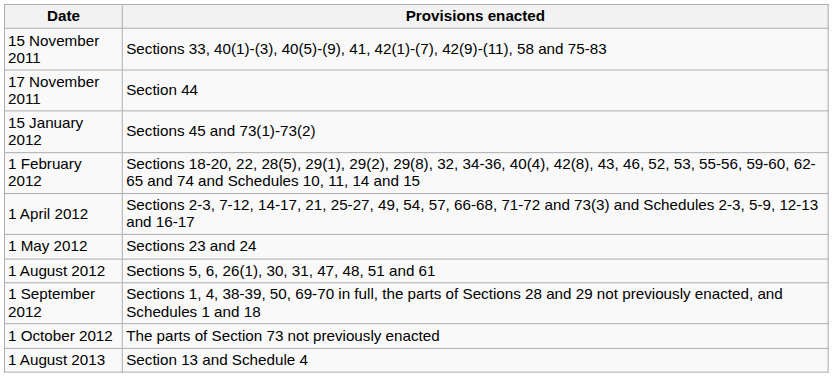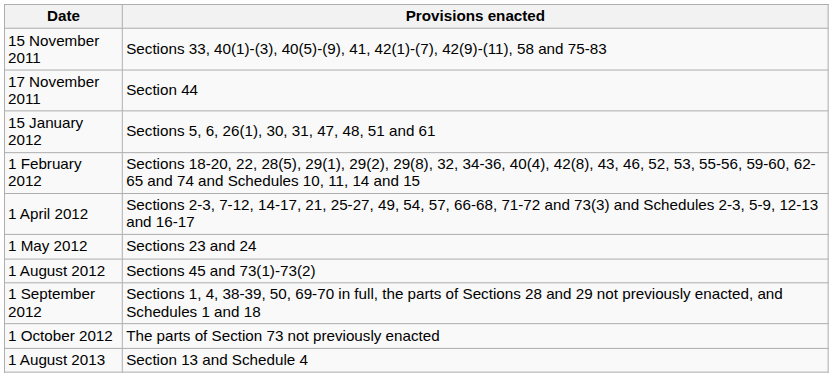(221, 131) Sections 45 and 73(1)-73(2) -> (281, 131) Sections 5, 6, 26(1), 30, 31, 47, 48, 51 and 61
(281, 270) Sections 5, 6, 26(1), 30, 31, 47, 48, 51 and 61 -> (221, 270) Sections 45 and 73(1)-73(2)
